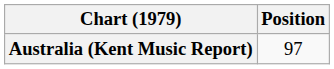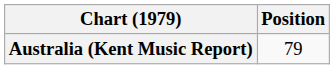(293, 48) 97 -> (293, 48) 79
